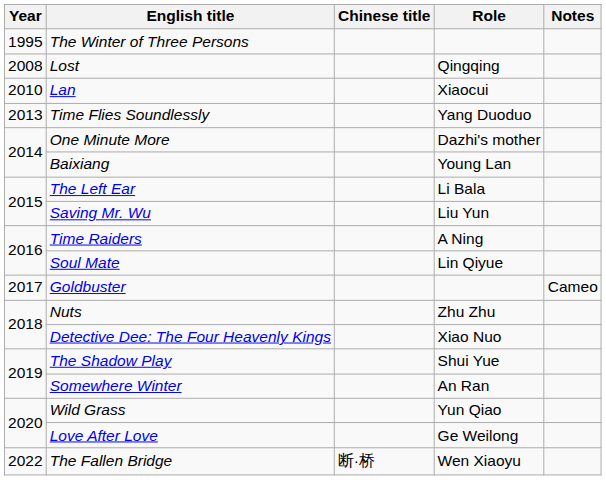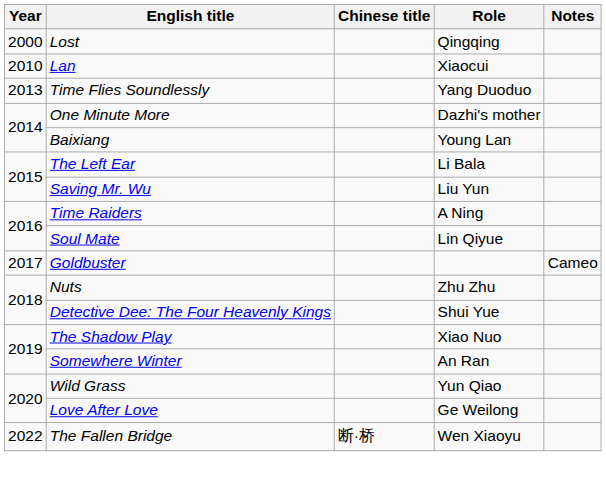- row: (149, 41)
(25, 66) 2008 -> (25, 41) 2000
(469, 336) Xiao Nuo -> (468, 312) Shui Yue
(468, 361) Shui Yue -> (469, 336) Xiao Nuo
